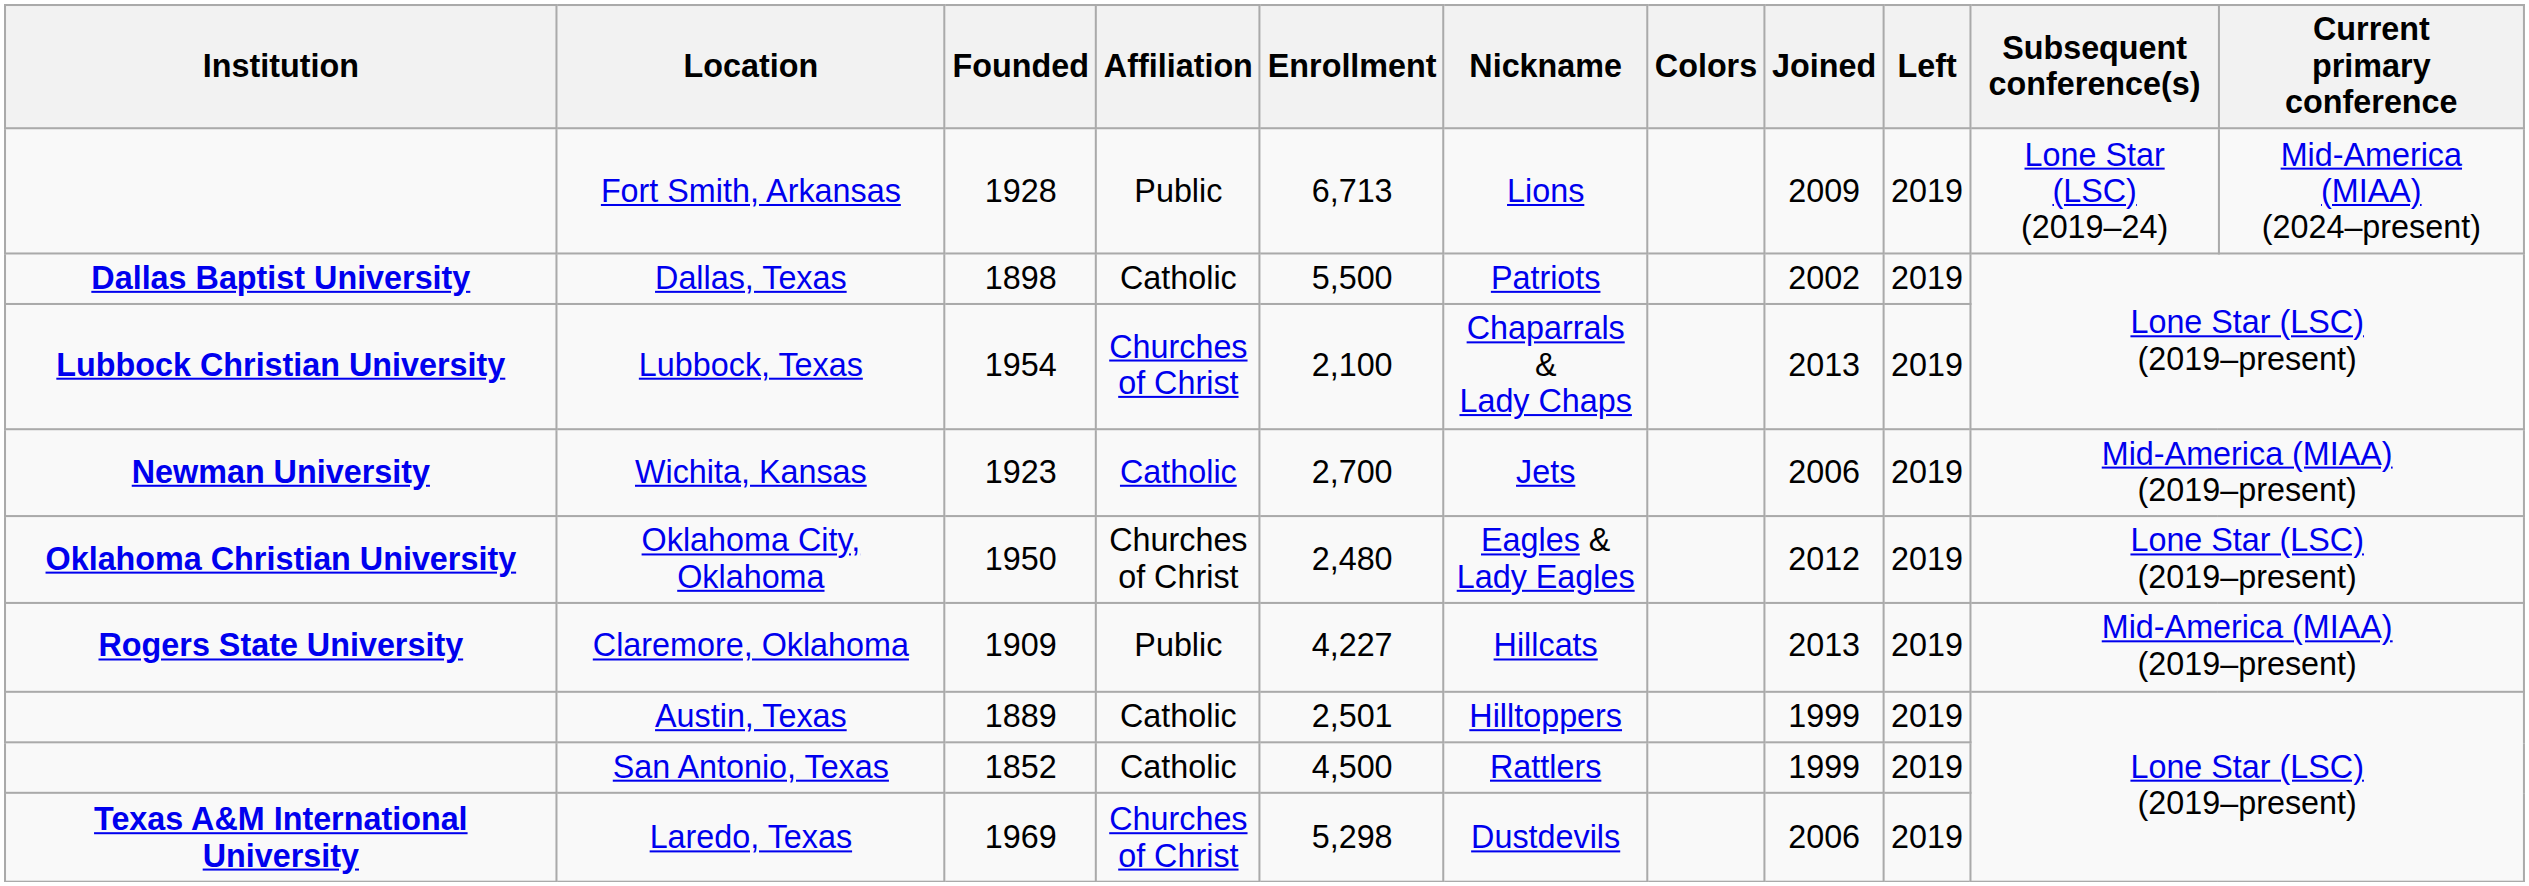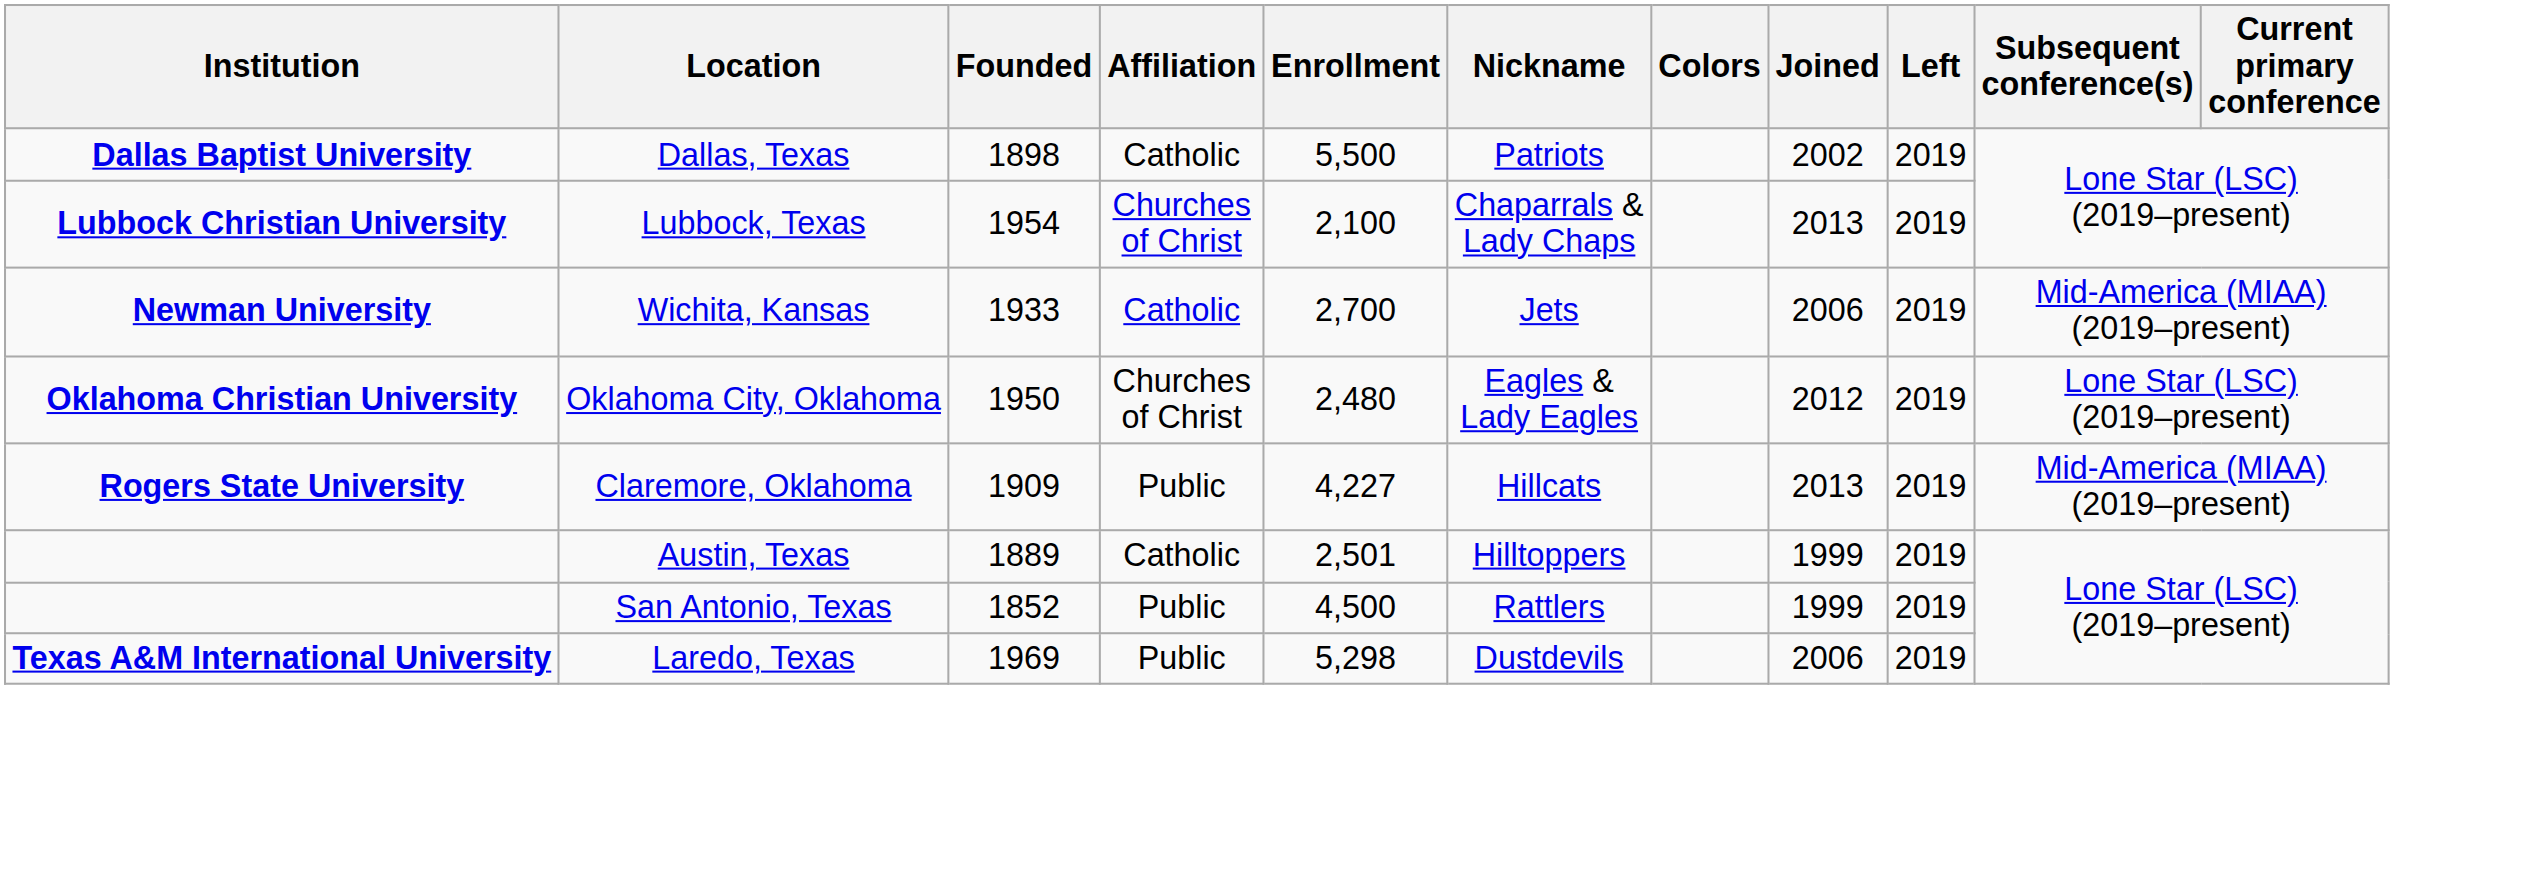- row: (751, 190)
(1021, 471) 1923 -> (1024, 311) 1933
(1178, 767) Catholic -> (1182, 607) Public
(1178, 836) Churches of Christ -> (1182, 658) Public
